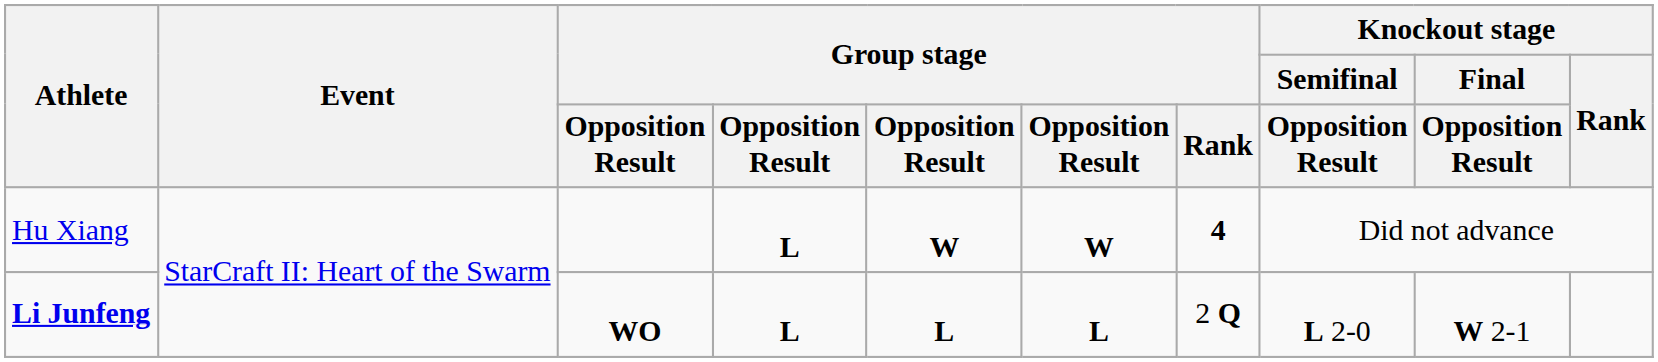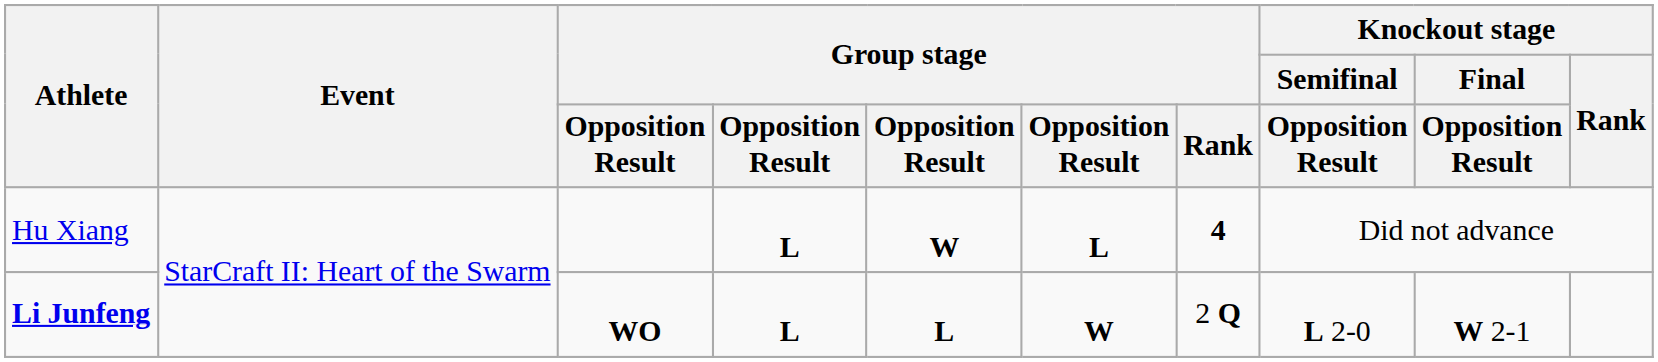(1099, 247) W -> (1099, 247) L
(1099, 331) L -> (1099, 331) W
